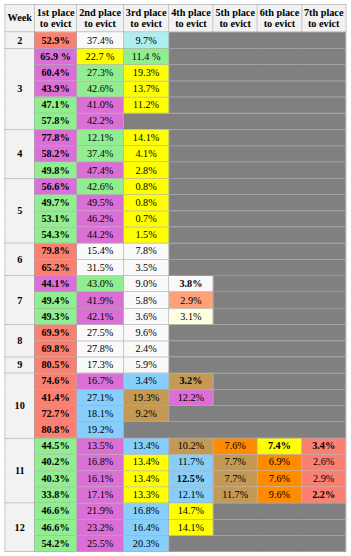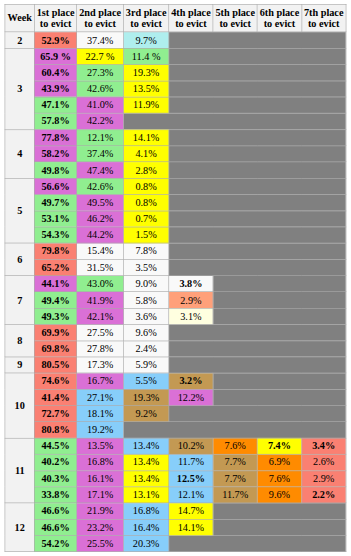(146, 89) 13.7% -> (146, 89) 13.5%
(146, 105) 11.2% -> (146, 105) 11.9%
(146, 381) 3.4% -> (146, 381) 5.5%
(146, 495) 13.3% -> (146, 495) 13.1%
